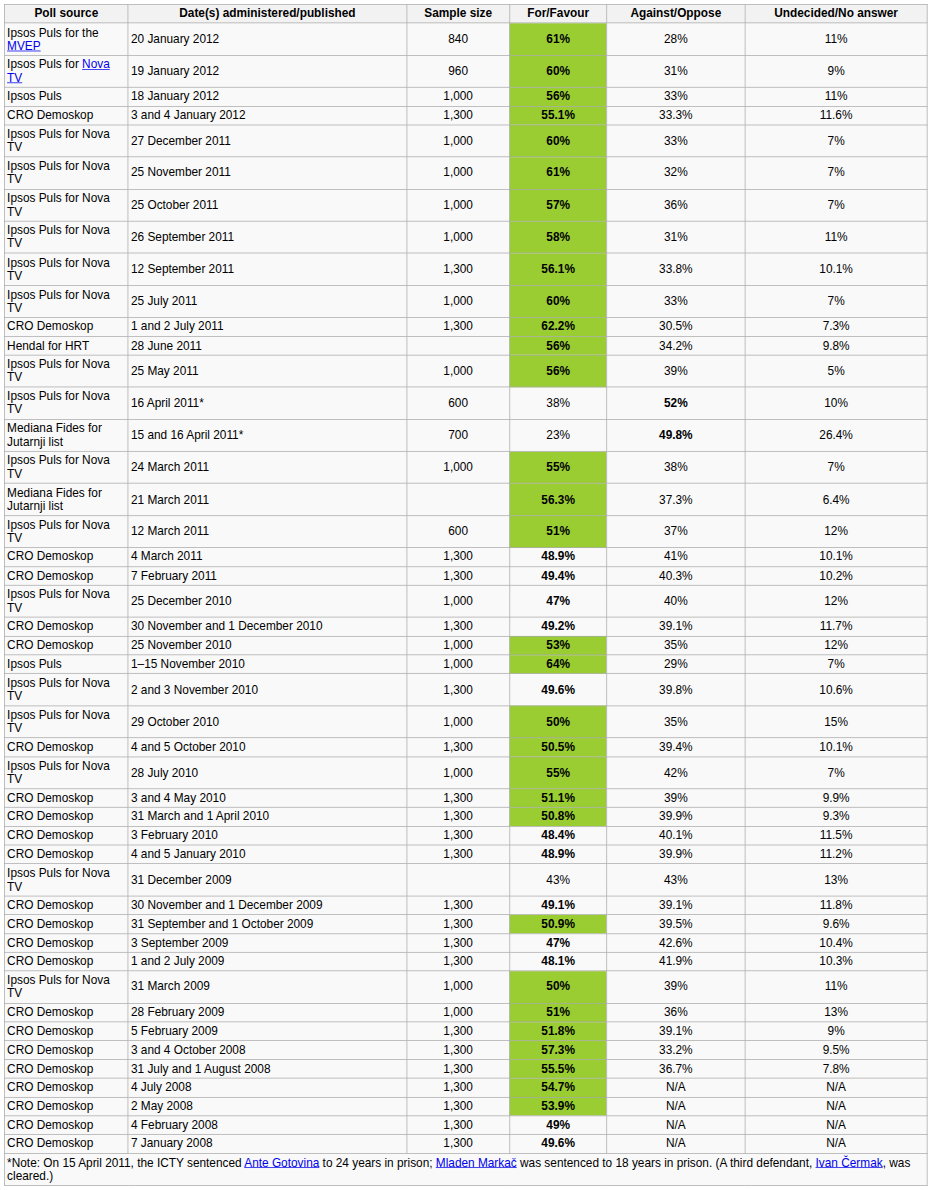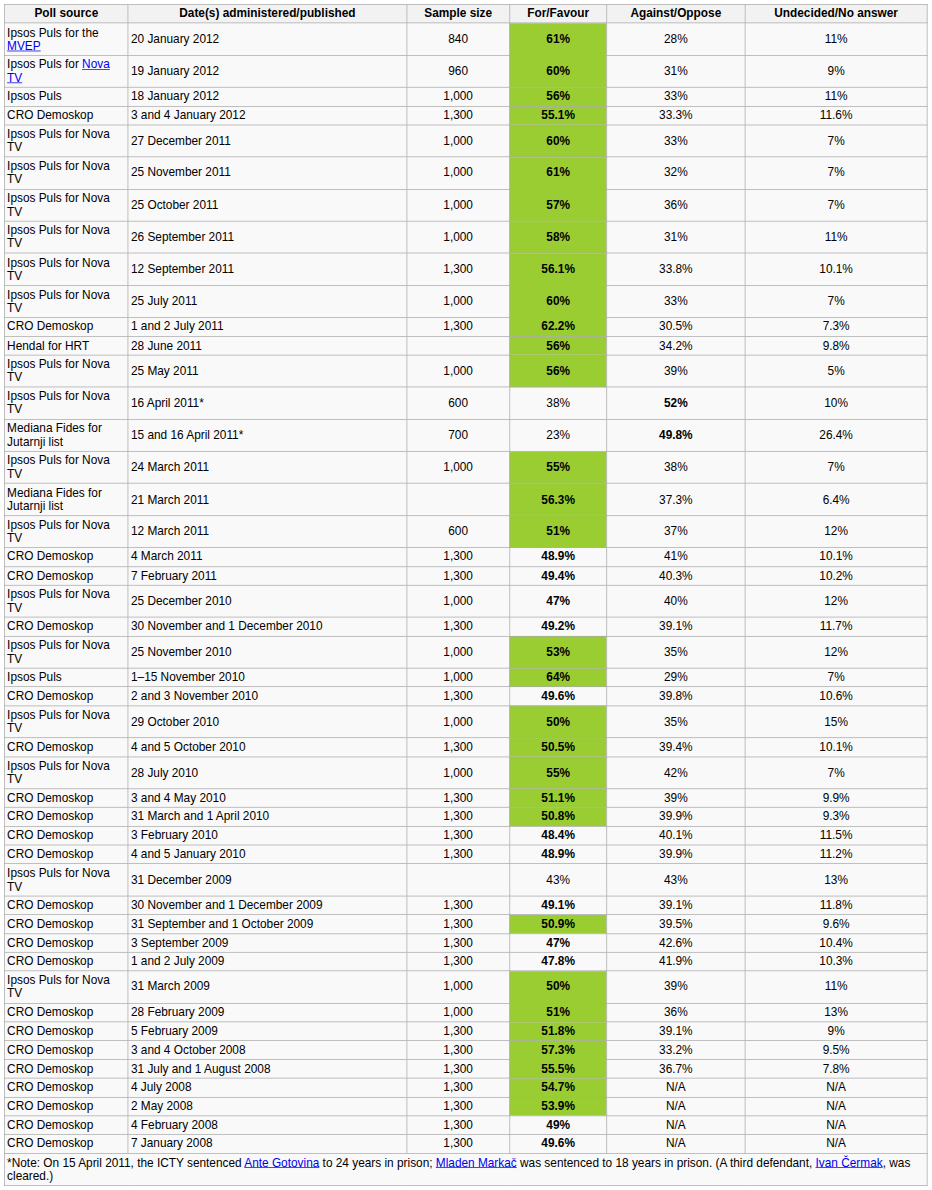(50, 645) CRO Demoskop -> (58, 652) Ipsos Puls for Nova TV
(58, 689) Ipsos Puls for Nova TV -> (50, 696) CRO Demoskop
(558, 961) 48.1% -> (558, 961) 47.8%
